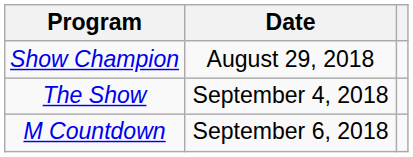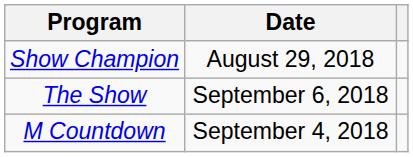(291, 95) September 4, 2018 -> (291, 95) September 6, 2018
(291, 132) September 6, 2018 -> (291, 132) September 4, 2018
